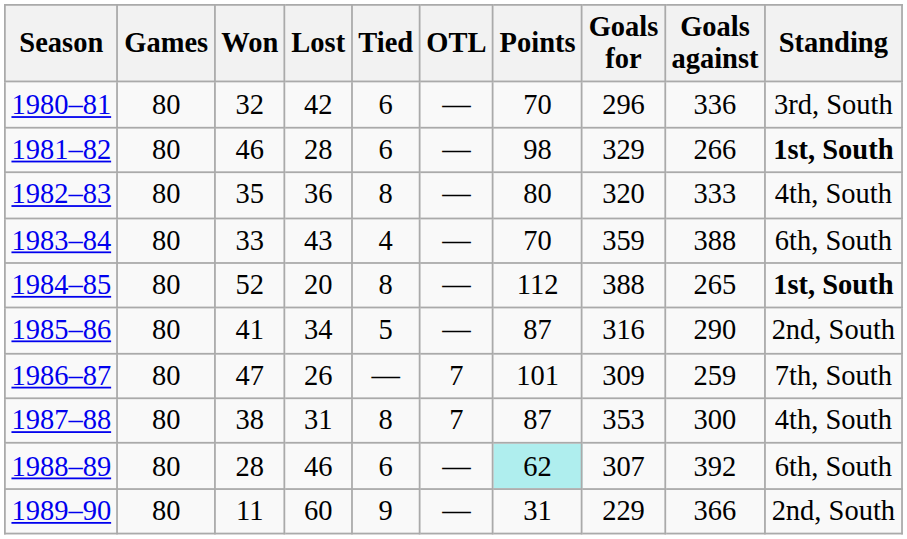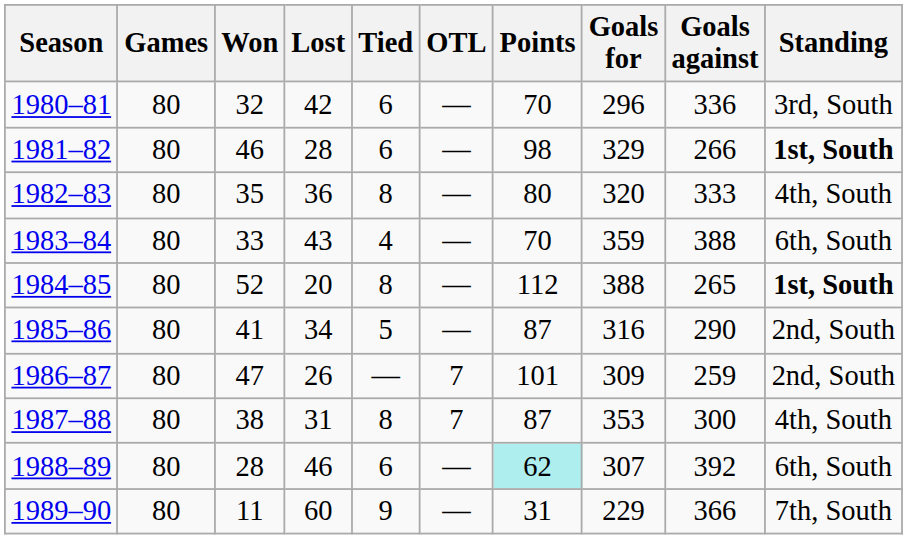(833, 375) 7th, South -> (833, 375) 2nd, South
(833, 510) 2nd, South -> (833, 510) 7th, South
